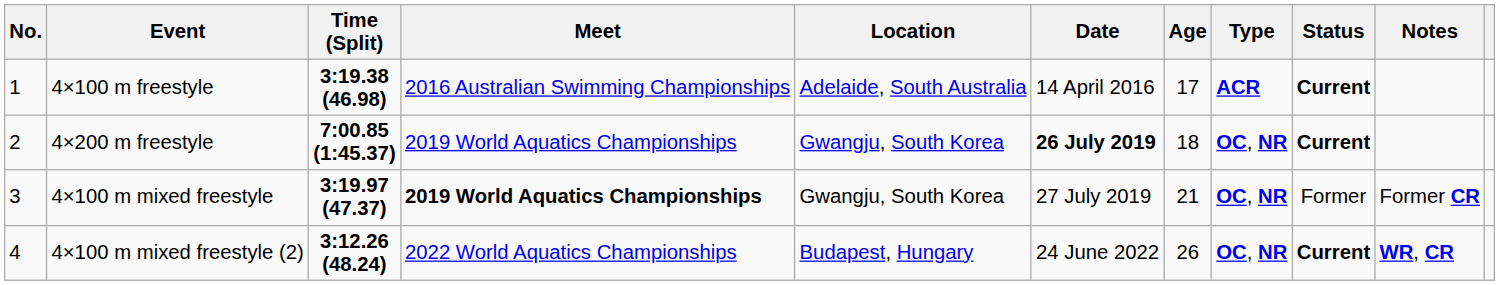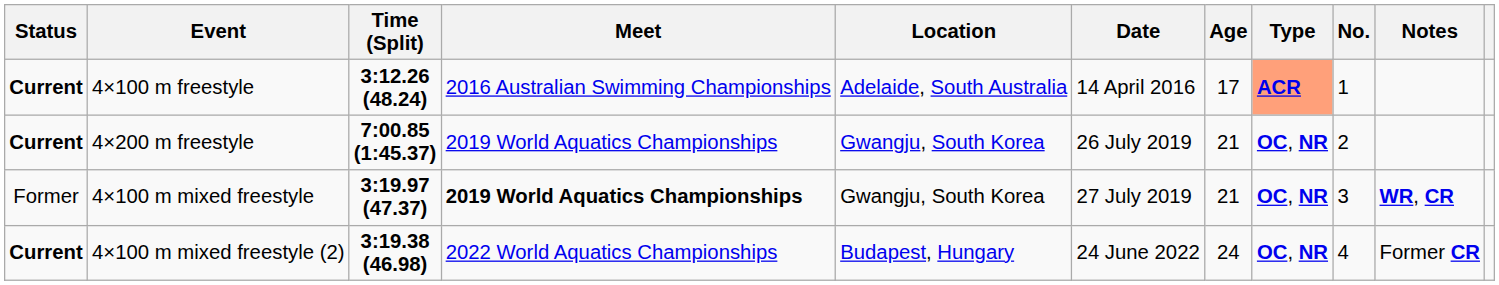columns swapped: (26, 32) <-> (1333, 32)
(354, 87) 3:19.38 (46.98) -> (395, 87) 3:12.26 (48.24)
(1238, 87) no background -> (1279, 87) lightsalmon background
(1096, 142) bold -> (1134, 142) normal
(1188, 142) 18 -> (1228, 142) 21
(1430, 197) Former CR -> (1417, 197) WR, CR
(354, 252) 3:12.26 (48.24) -> (395, 252) 3:19.38 (46.98)
(1188, 252) 26 -> (1228, 252) 24
(1417, 252) WR, CR -> (1430, 252) Former CR
